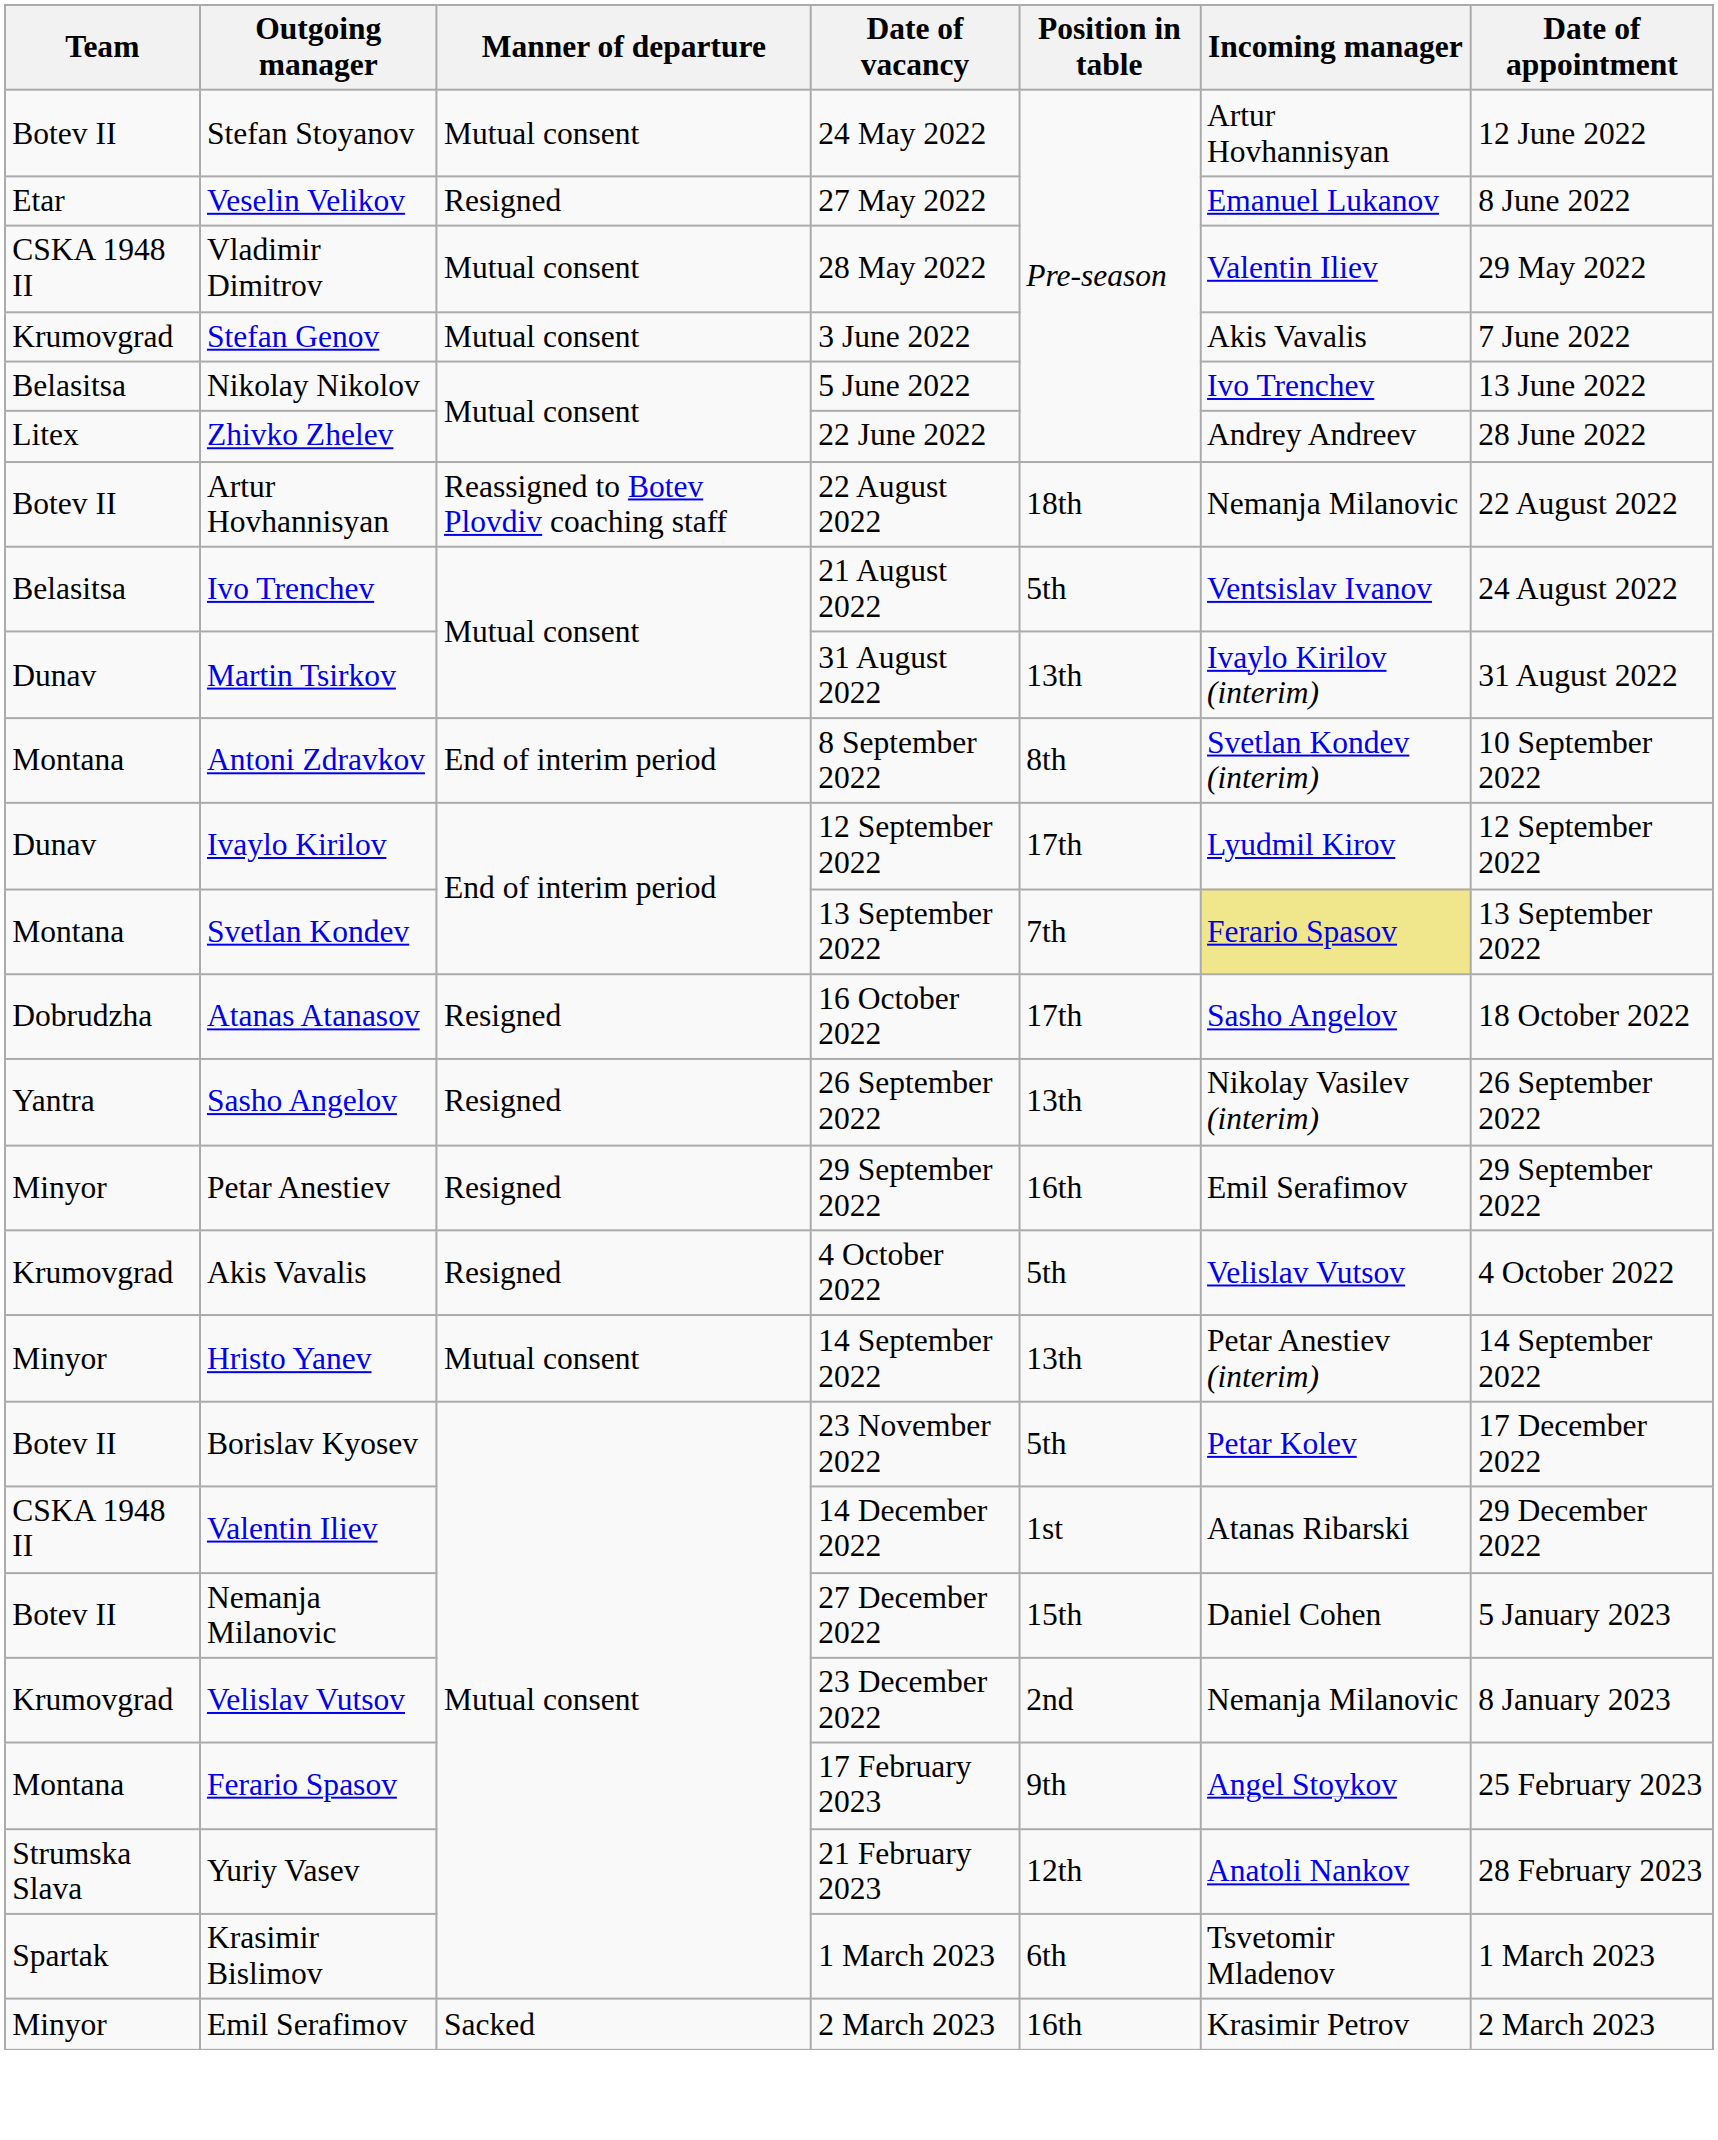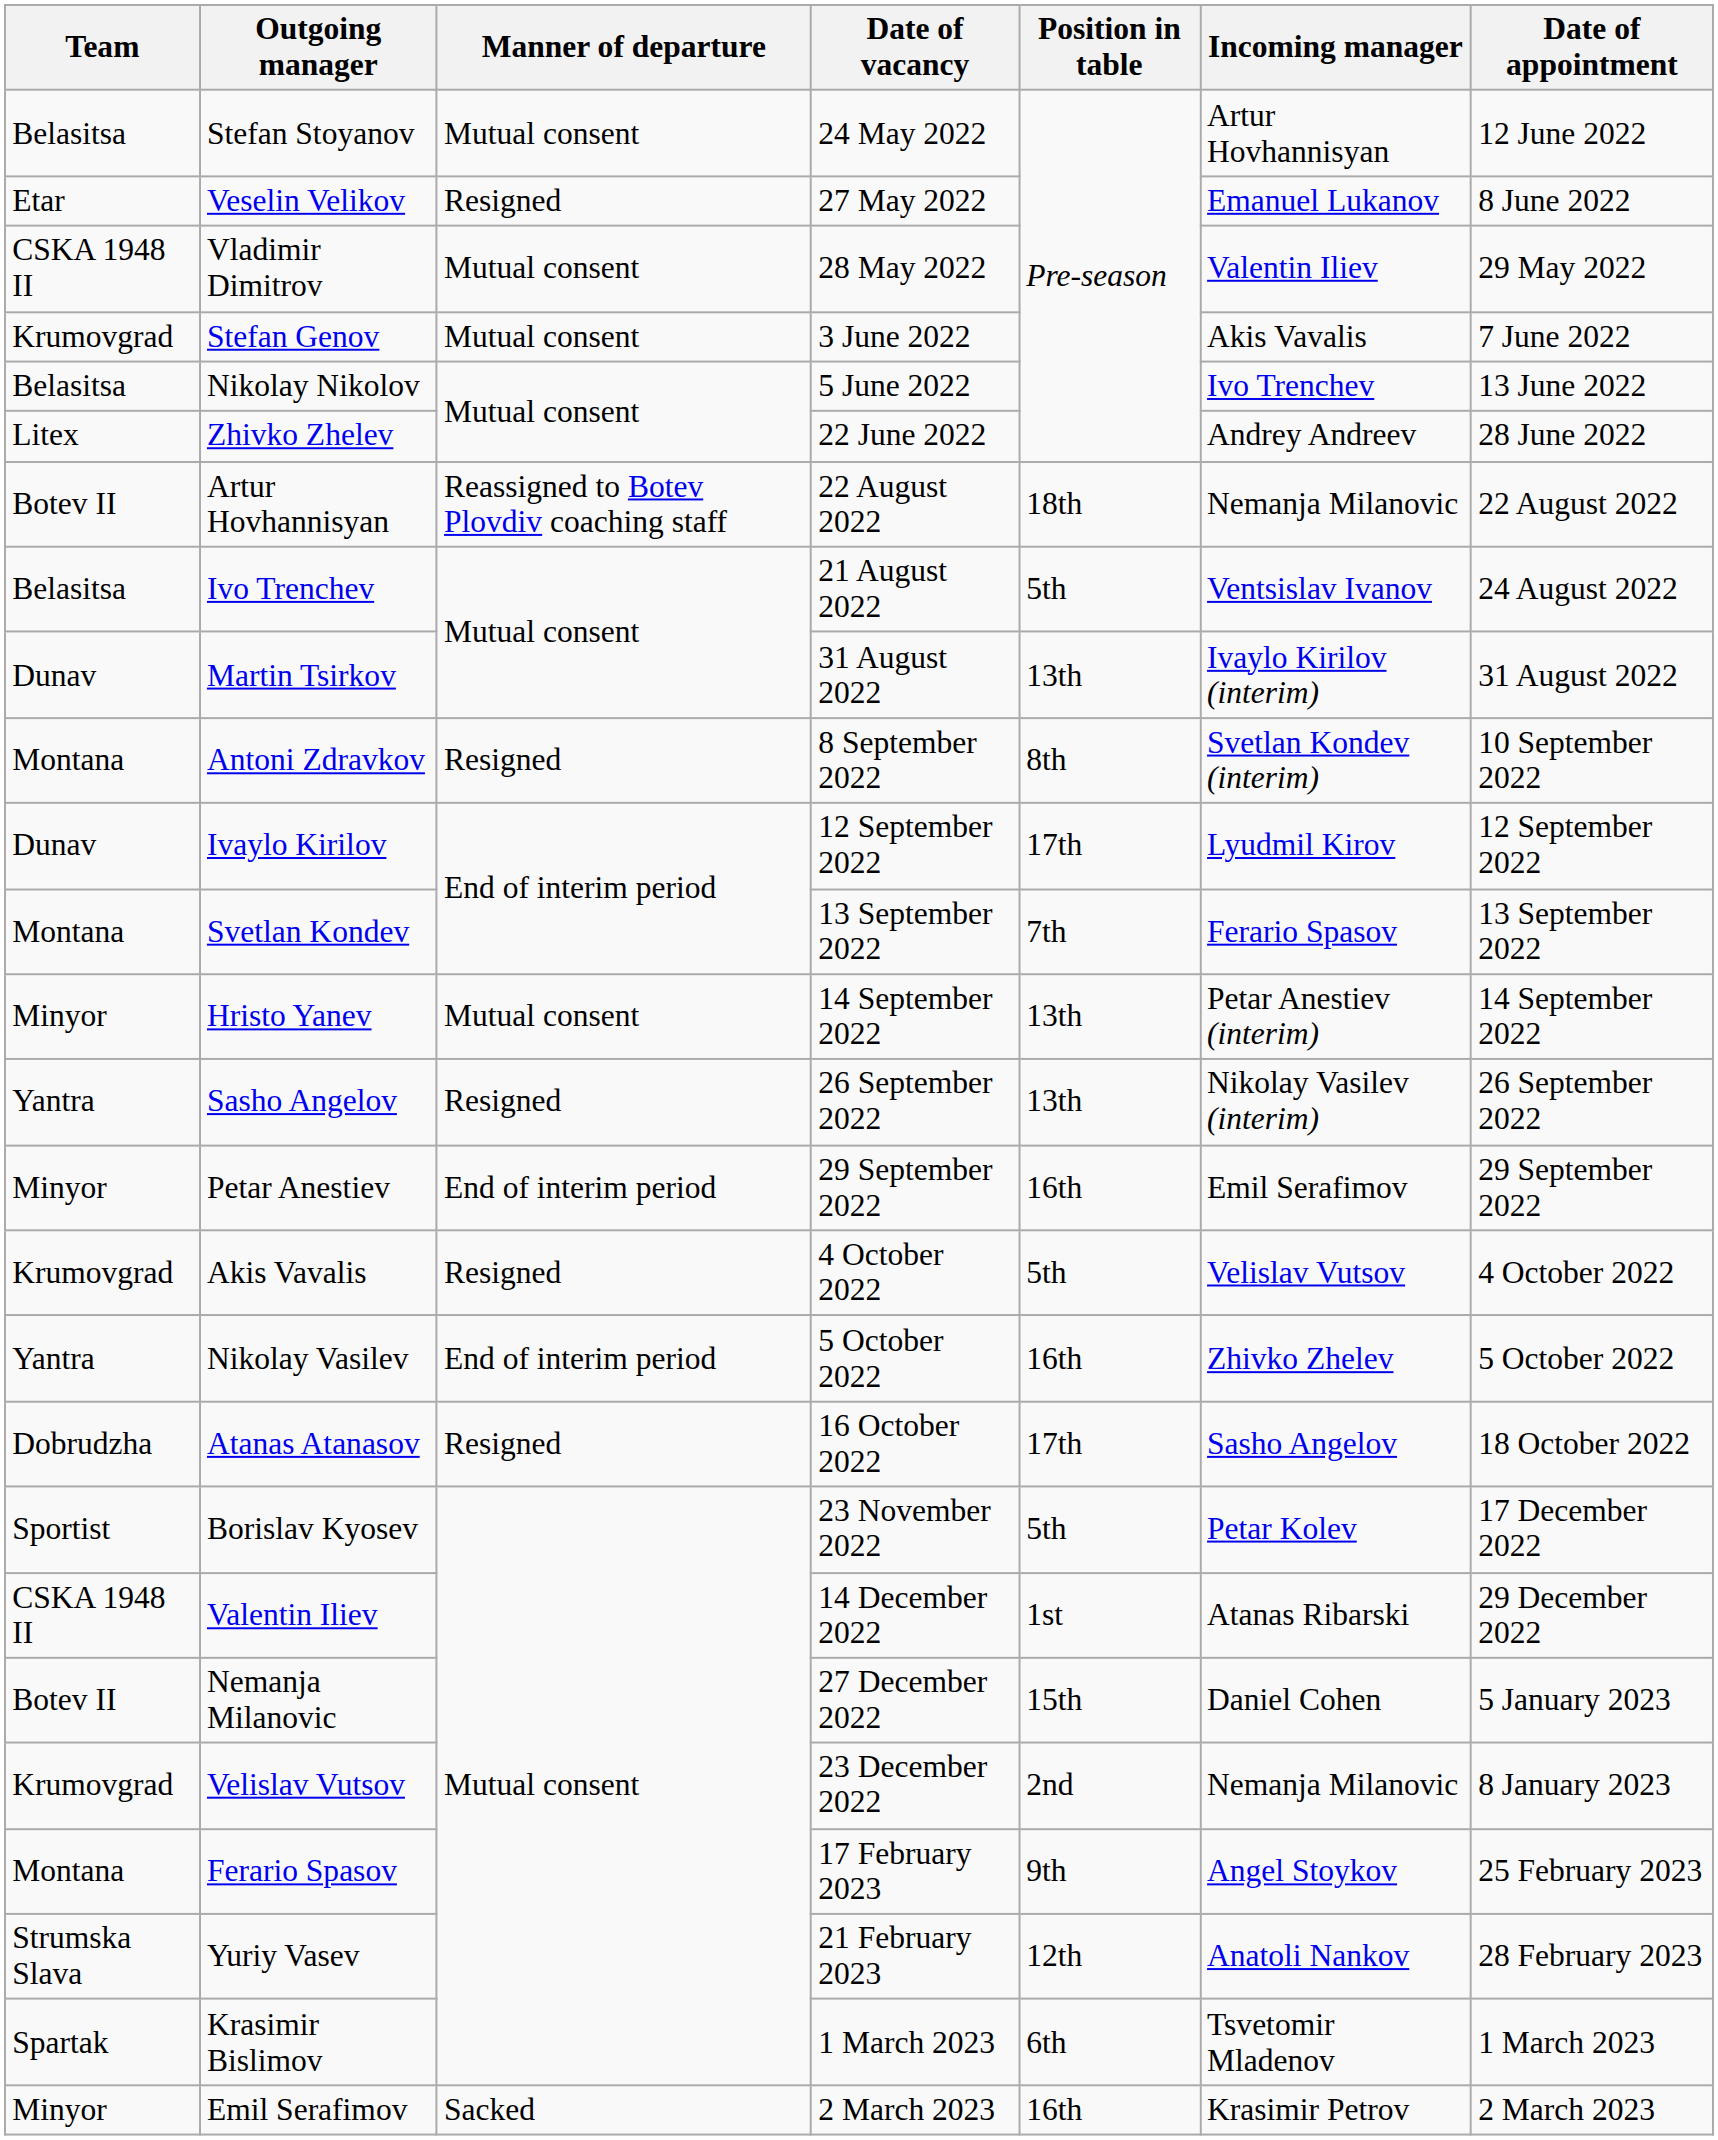(64, 132) Botev II -> (69, 132) Belasitsa
(580, 759) End of interim period -> (503, 759) Resigned
(1302, 930) khaki background -> (1302, 930) no background
rows swapped: (289, 1358) <-> (313, 1016)
(503, 1187) Resigned -> (580, 1187) End of interim period
+ row: (308, 1358)
(64, 1443) Botev II -> (61, 1528) Sportist
